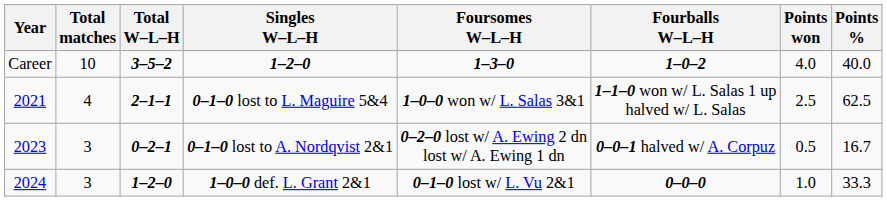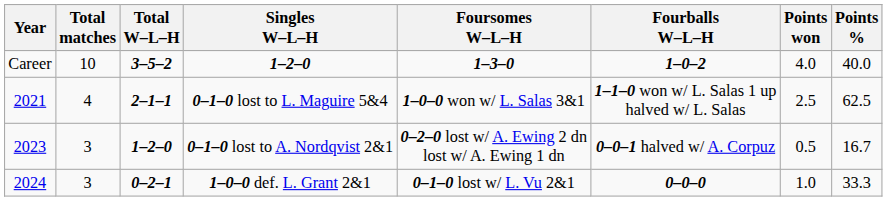(152, 146) 0–2–1 -> (152, 146) 1–2–0
(152, 183) 1–2–0 -> (152, 183) 0–2–1
